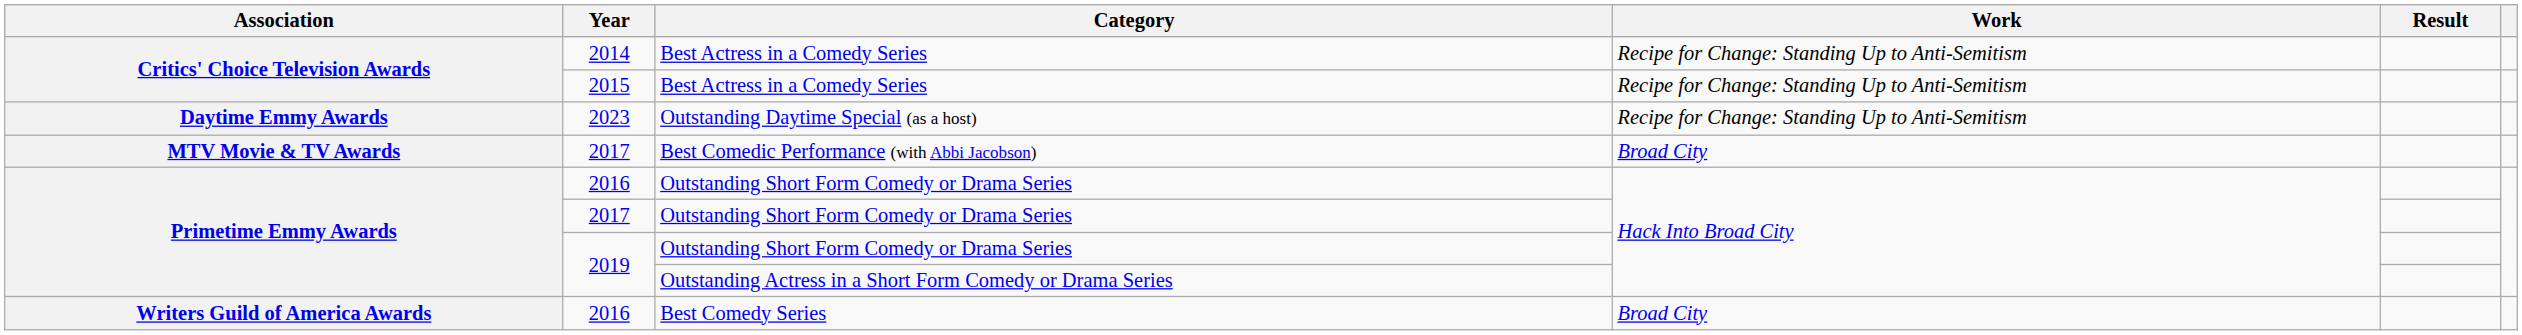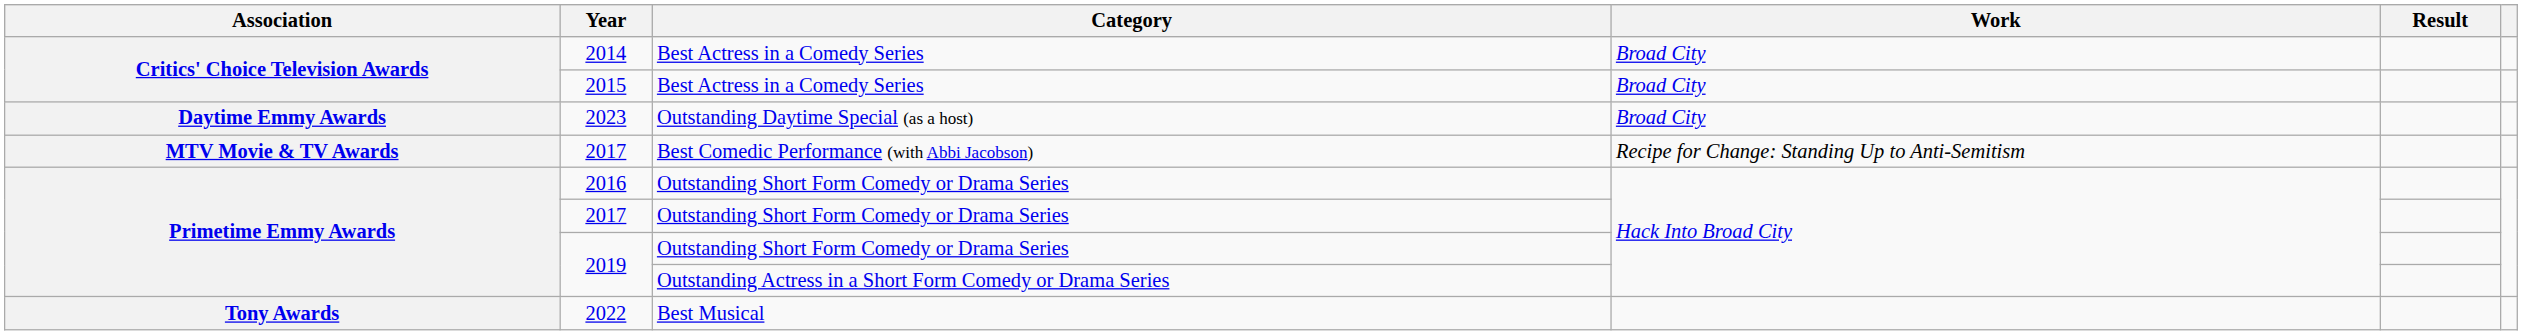(1822, 53) Recipe for Change: Standing Up to Anti-Semitism -> (1661, 53) Broad City
(1822, 85) Recipe for Change: Standing Up to Anti-Semitism -> (1661, 85) Broad City
(1822, 118) Recipe for Change: Standing Up to Anti-Semitism -> (1661, 118) Broad City
(1662, 150) Broad City -> (1820, 150) Recipe for Change: Standing Up to Anti-Semitism
+ row: (606, 313)
- row: (609, 313)
